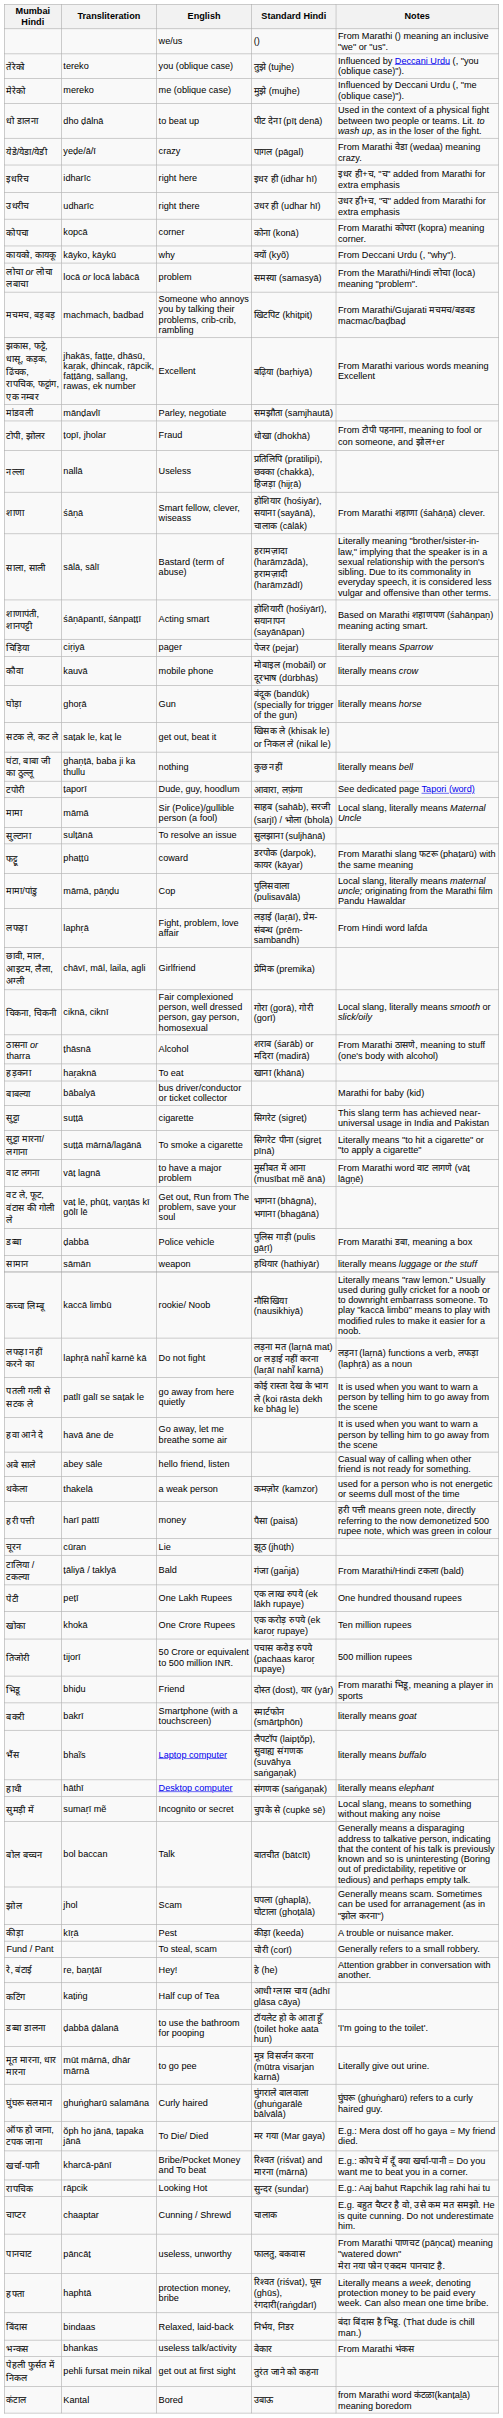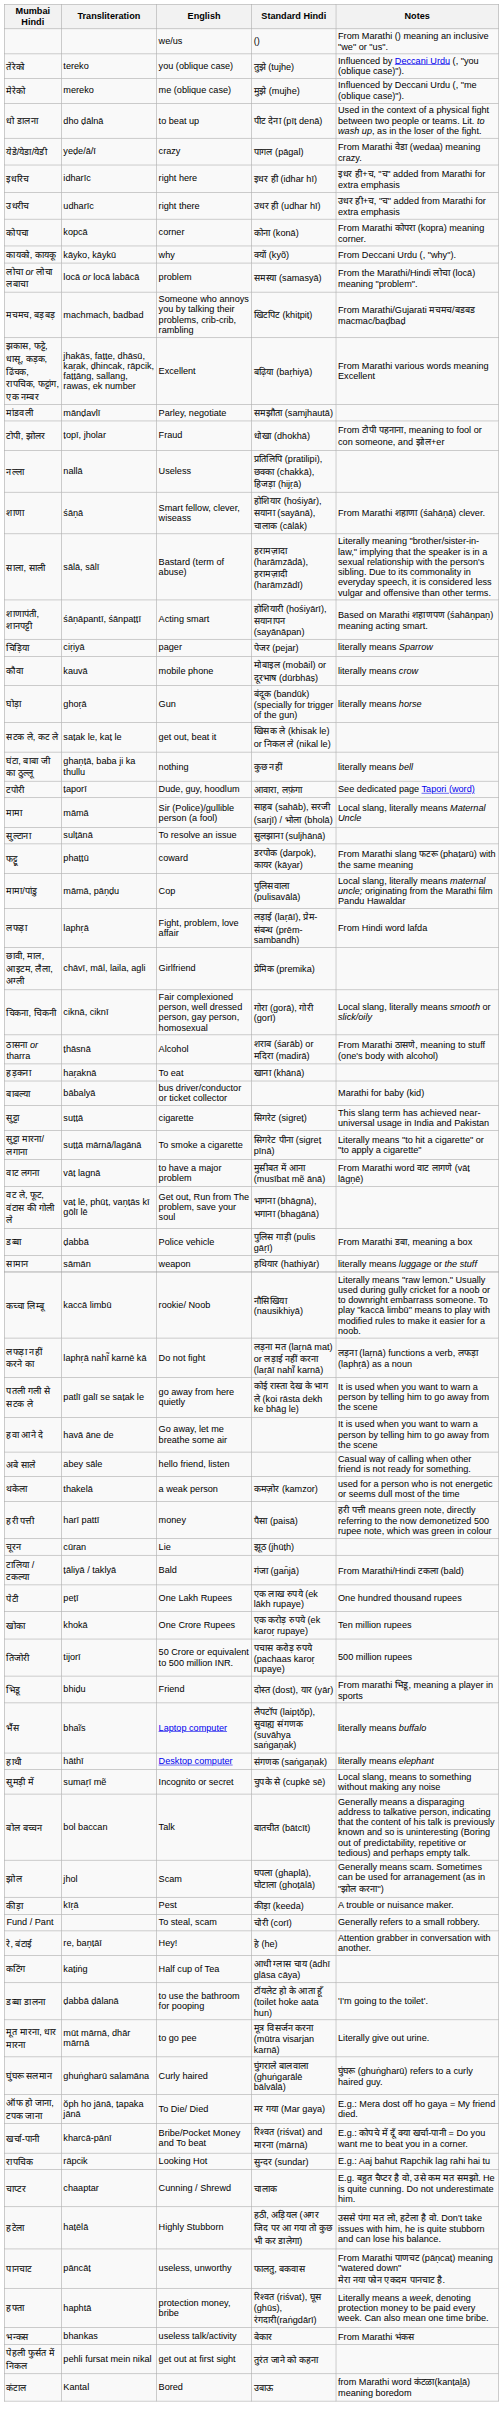- row: (16, 1717)
+ row: (16, 2228)
- row: (17, 2327)
